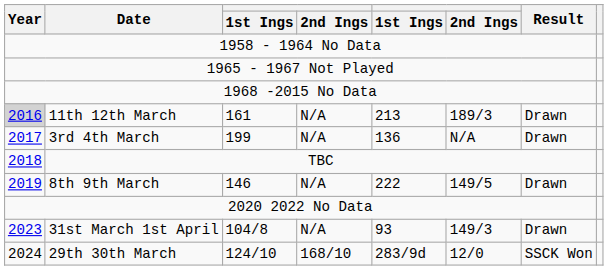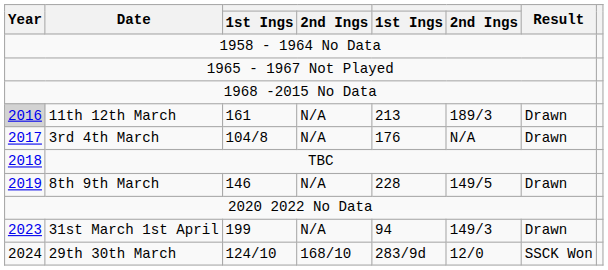(238, 138) 199 -> (247, 138) 104/8
(388, 138) 136 -> (388, 138) 176
(388, 184) 222 -> (388, 184) 228
(247, 231) 104/8 -> (238, 231) 199
(384, 231) 93 -> (384, 231) 94
